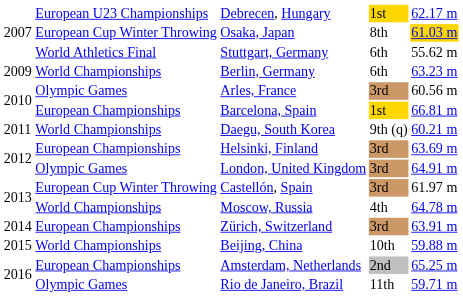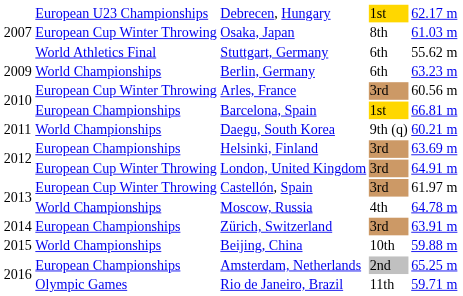(434, 32) gold background -> (434, 32) no background
(81, 91) Olympic Games -> (126, 91) European Cup Winter Throwing
(81, 168) Olympic Games -> (126, 168) European Cup Winter Throwing
